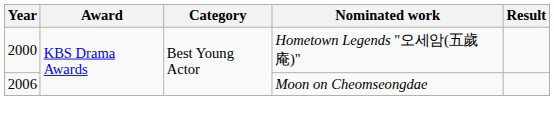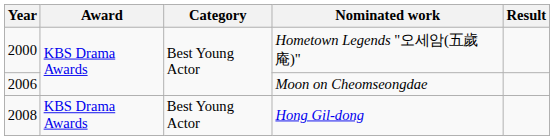+ row: (320, 115)
